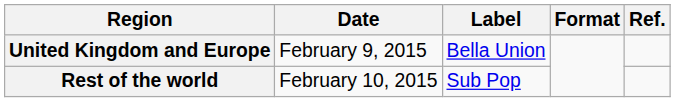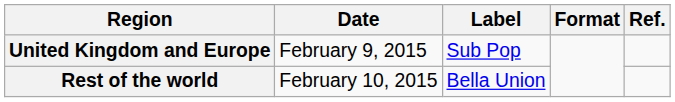(496, 50) Bella Union -> (484, 50) Sub Pop
(484, 81) Sub Pop -> (496, 81) Bella Union
